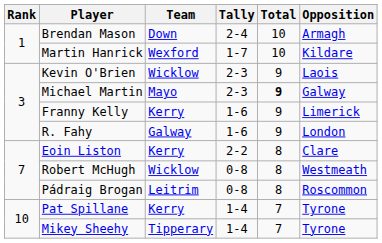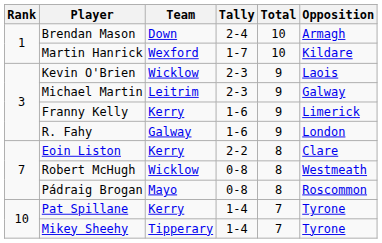(163, 92) Mayo -> (174, 92) Leitrim
(279, 92) bold -> (279, 92) normal
(174, 190) Leitrim -> (163, 190) Mayo
